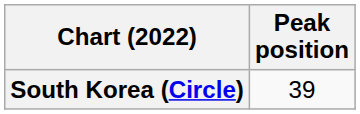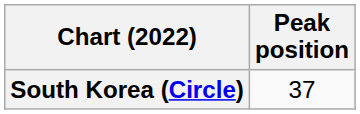(302, 89) 39 -> (302, 89) 37
